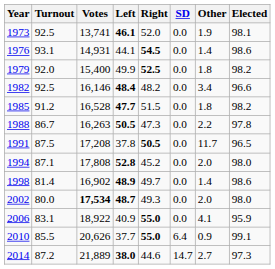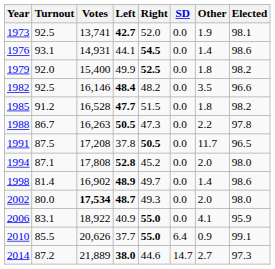(125, 32) 46.1 -> (125, 32) 42.7
(205, 88) 3.4 -> (205, 88) 3.5
